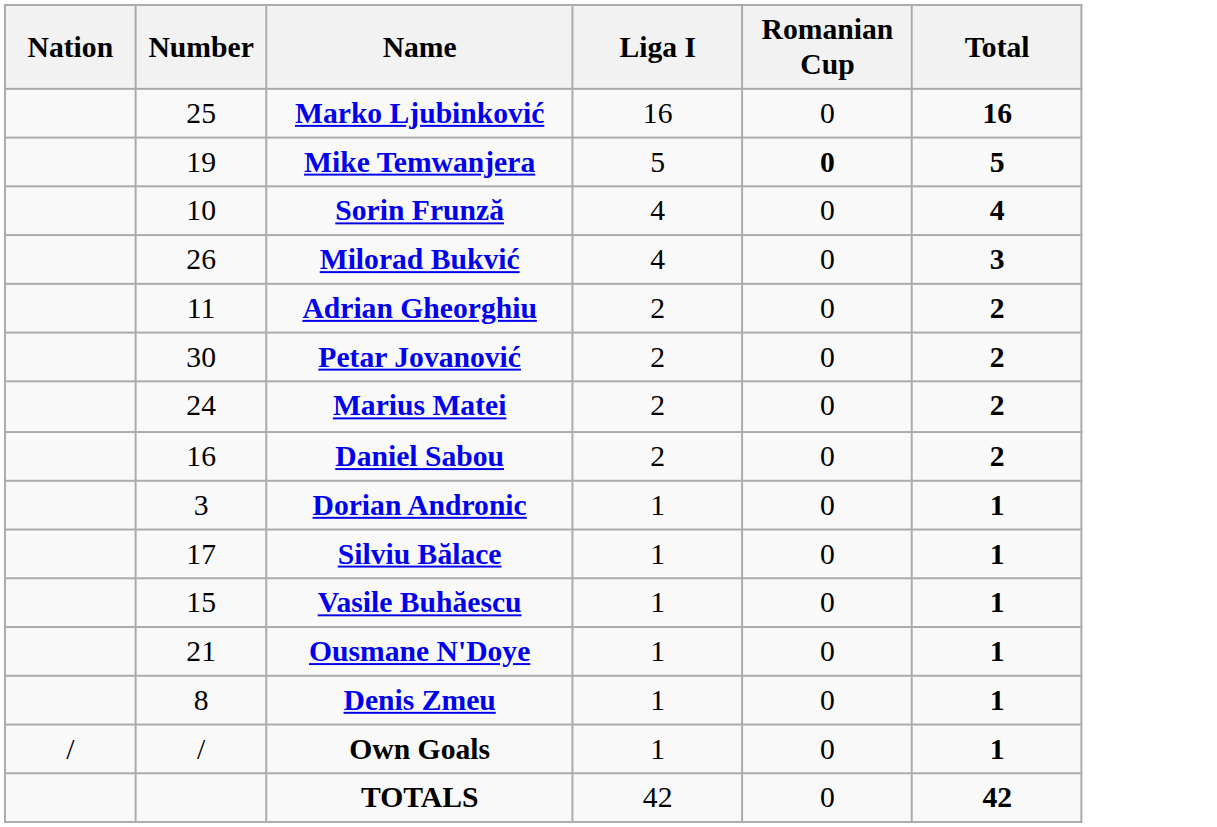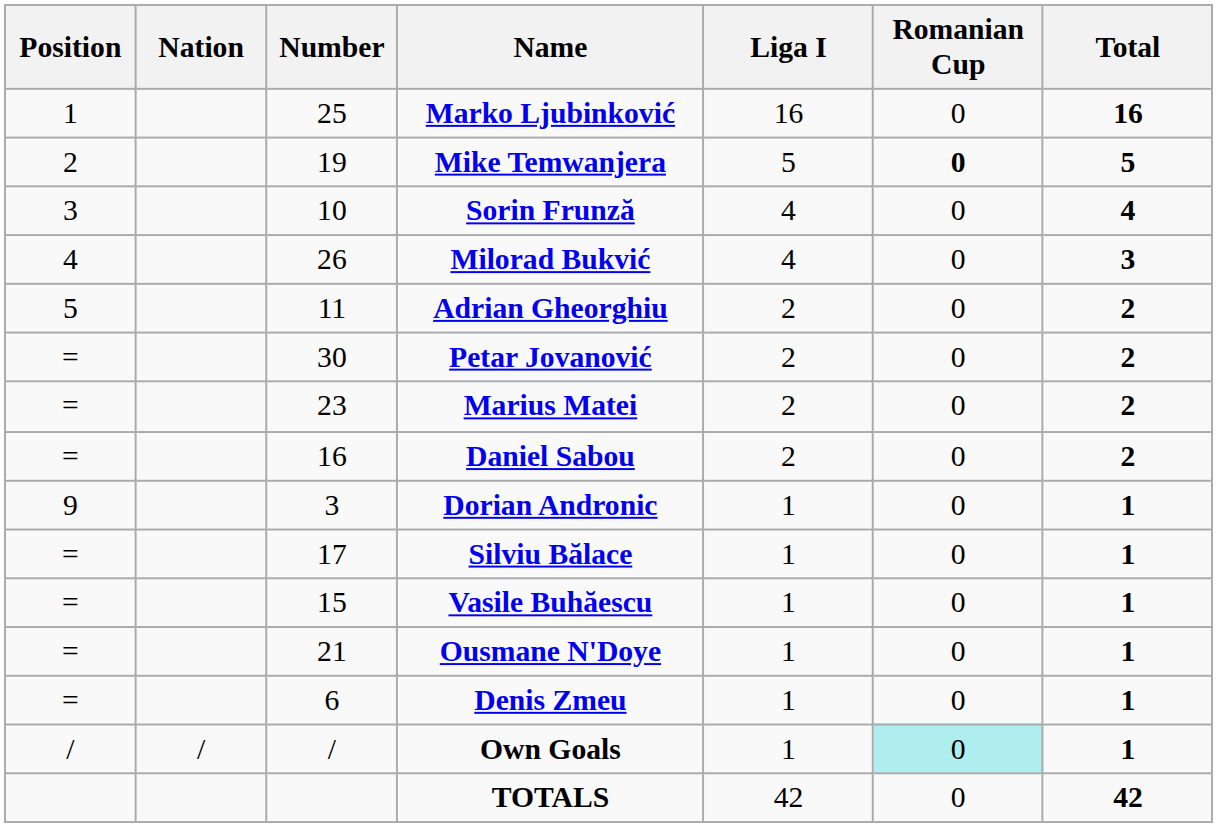+ column: (70, 46)
(201, 406) 24 -> (332, 406) 23
(201, 699) 8 -> (332, 699) 6
(827, 748) no background -> (958, 748) paleturquoise background
